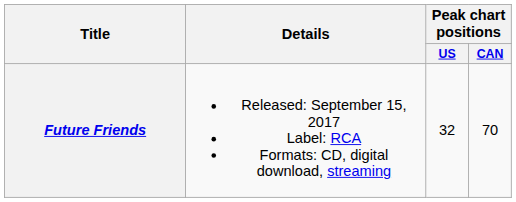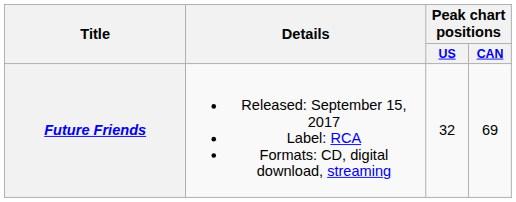(490, 130) 70 -> (490, 130) 69
